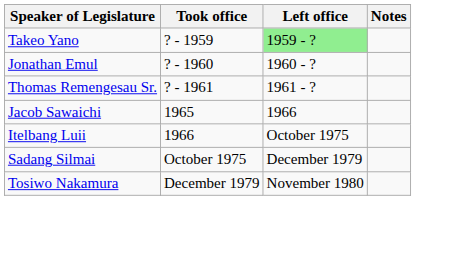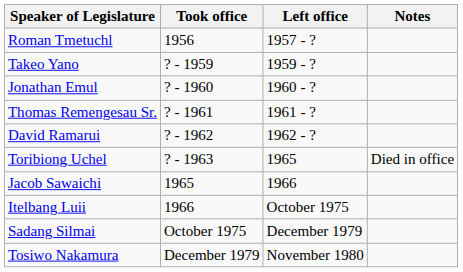+ row: (60, 40)
(291, 40) lightgreen background -> (291, 64) no background
+ row: (54, 135)
+ row: (57, 159)
